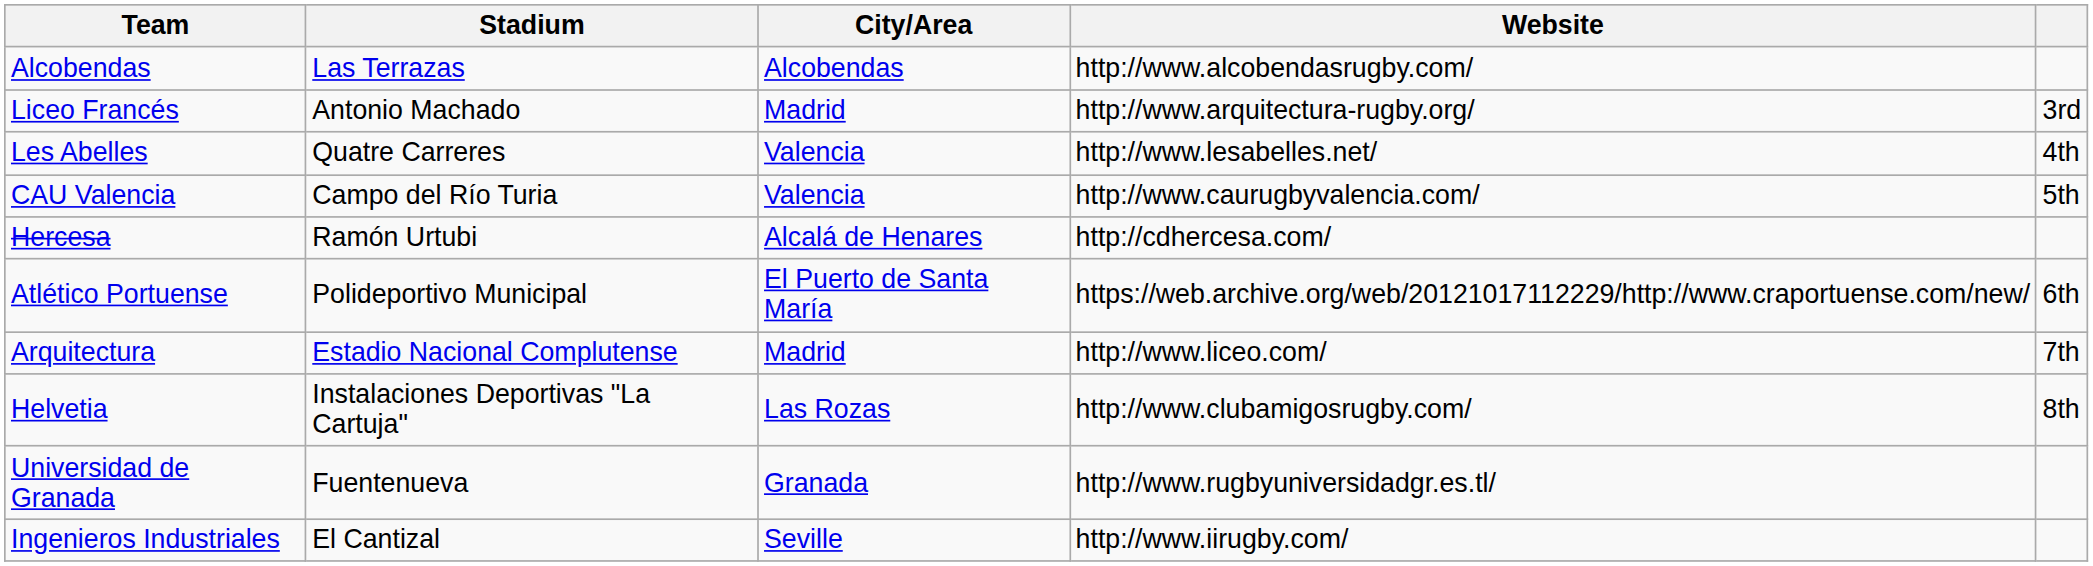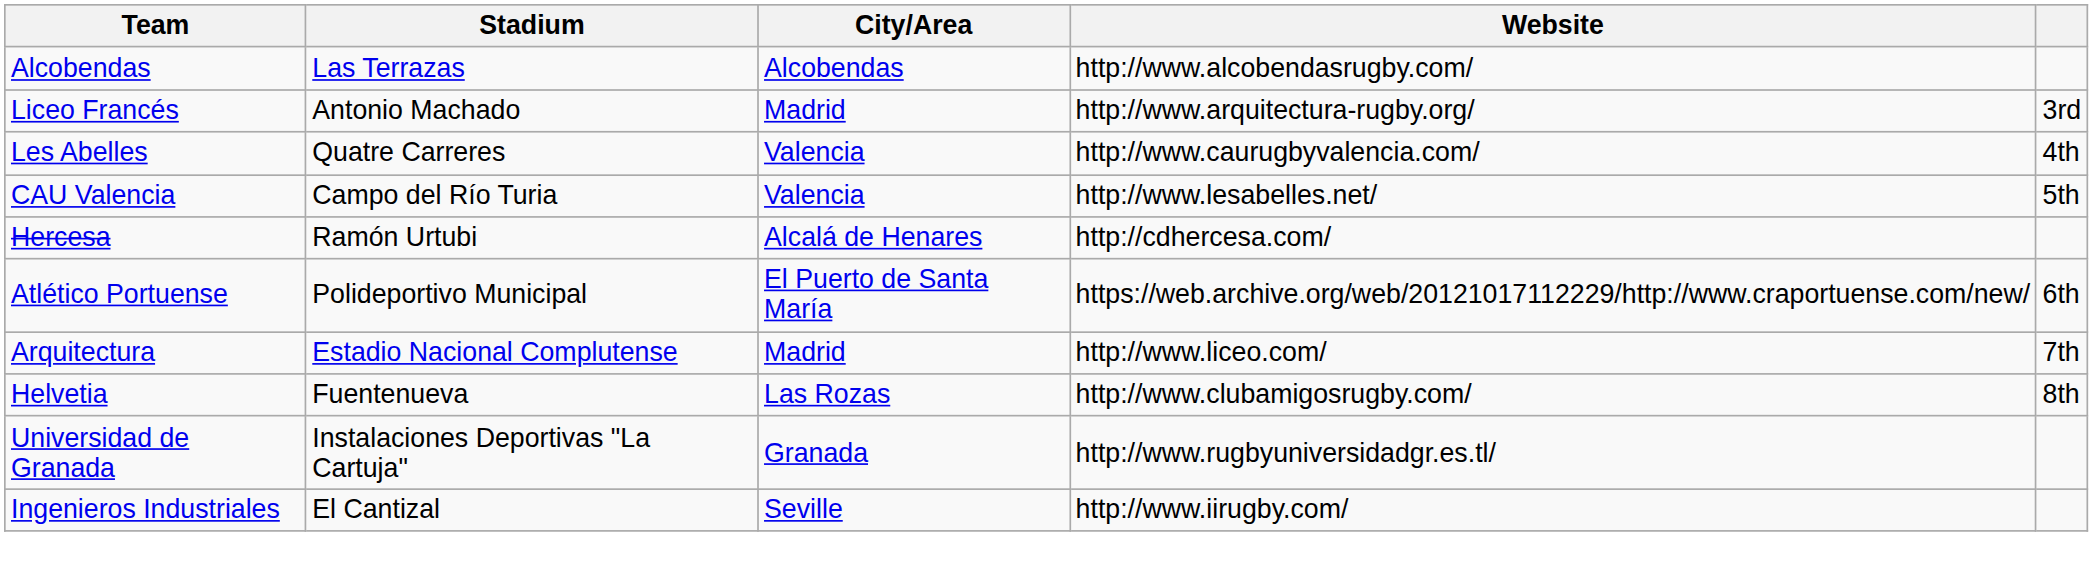(1226, 152) http://www.lesabelles.net/ -> (1278, 152) http://www.caurugbyvalencia.com/
(1278, 195) http://www.caurugbyvalencia.com/ -> (1226, 195) http://www.lesabelles.net/
(481, 409) Instalaciones Deportivas "La Cartuja" -> (390, 394) Fuentenueva
(390, 482) Fuentenueva -> (481, 452) Instalaciones Deportivas "La Cartuja"
